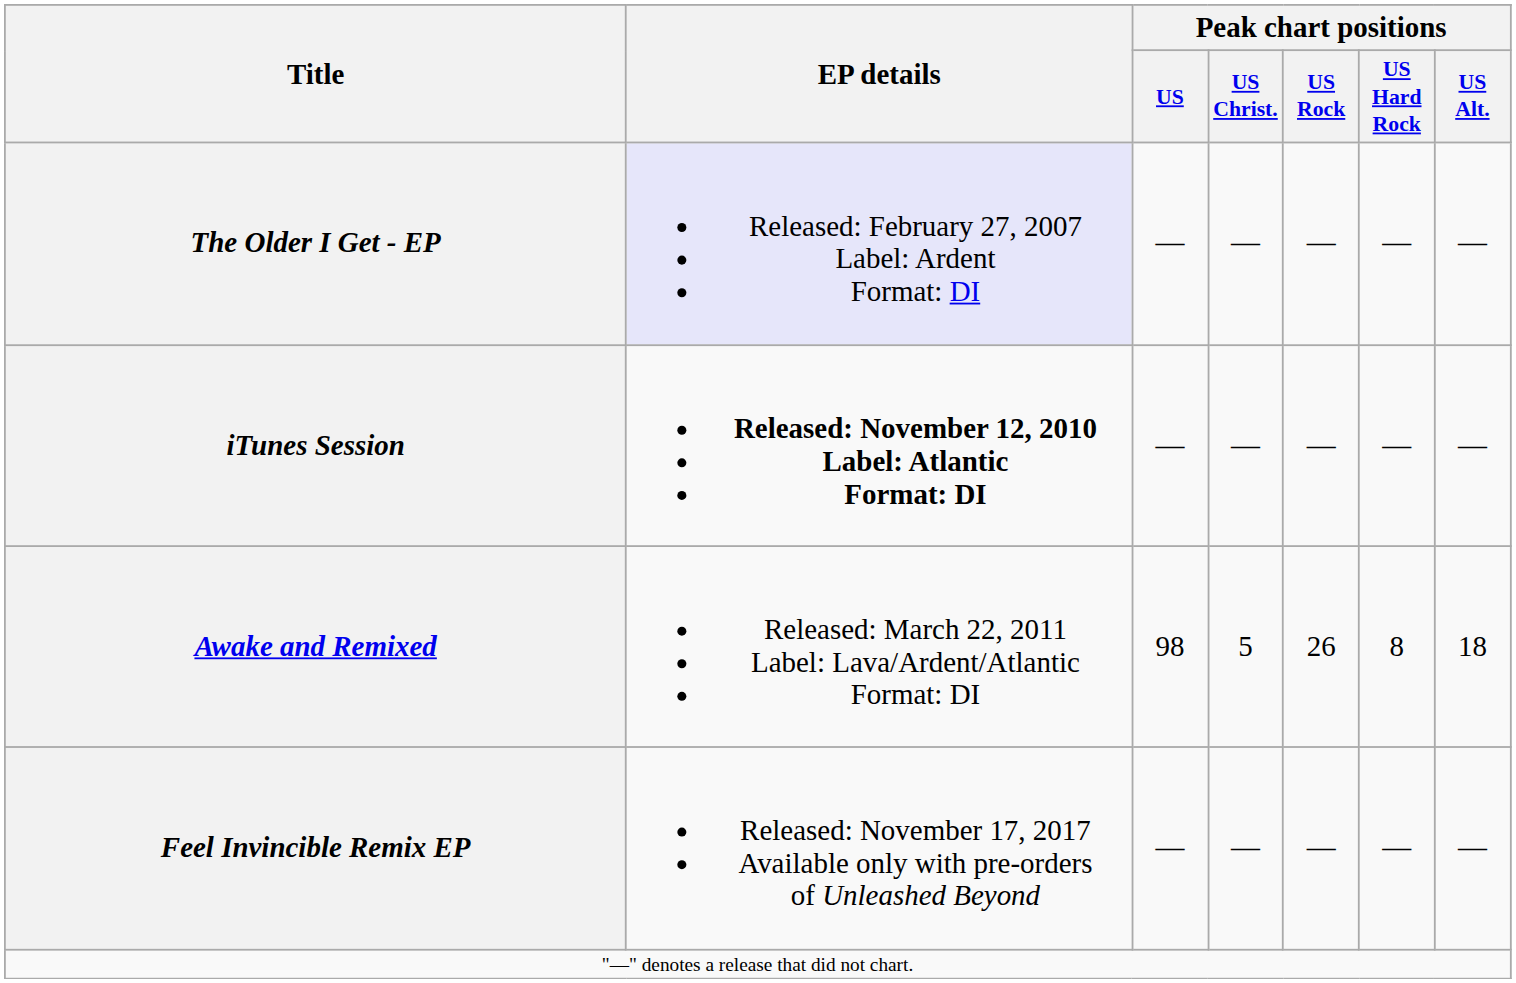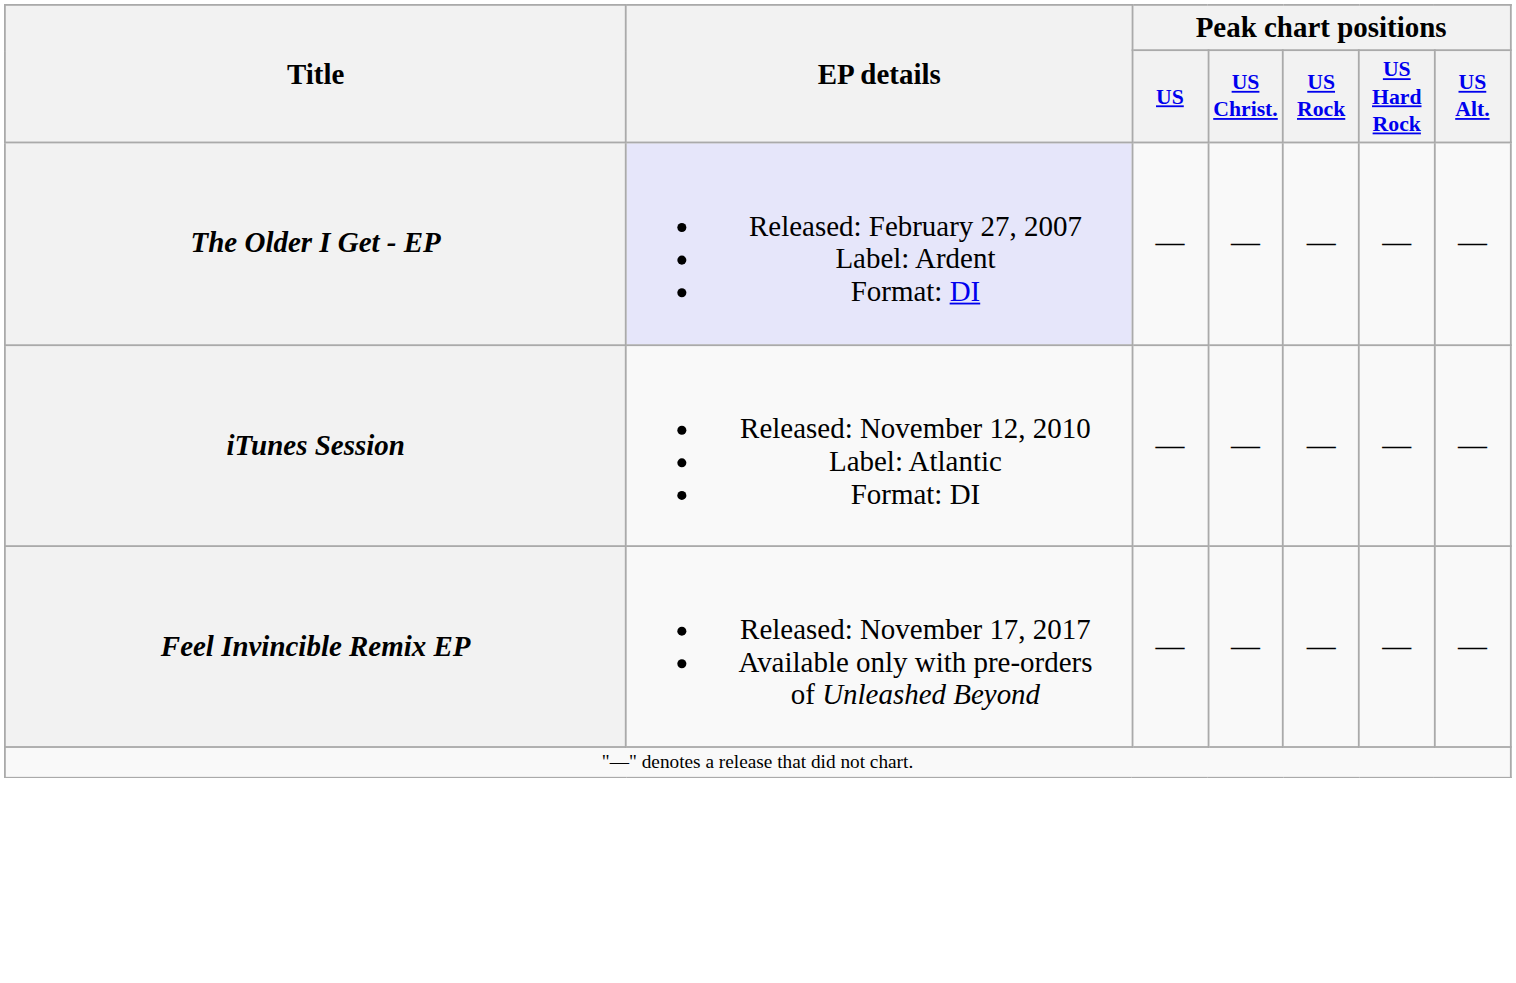(879, 461) bold -> (879, 461) normal
- row: (316, 646)
